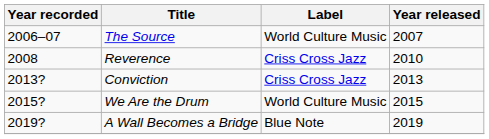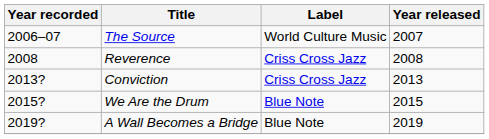(408, 58) 2010 -> (408, 58) 2008
(325, 101) World Culture Music -> (294, 101) Blue Note
